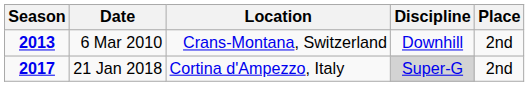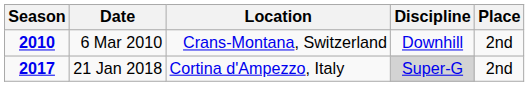(37, 42) 2013 -> (37, 42) 2010
